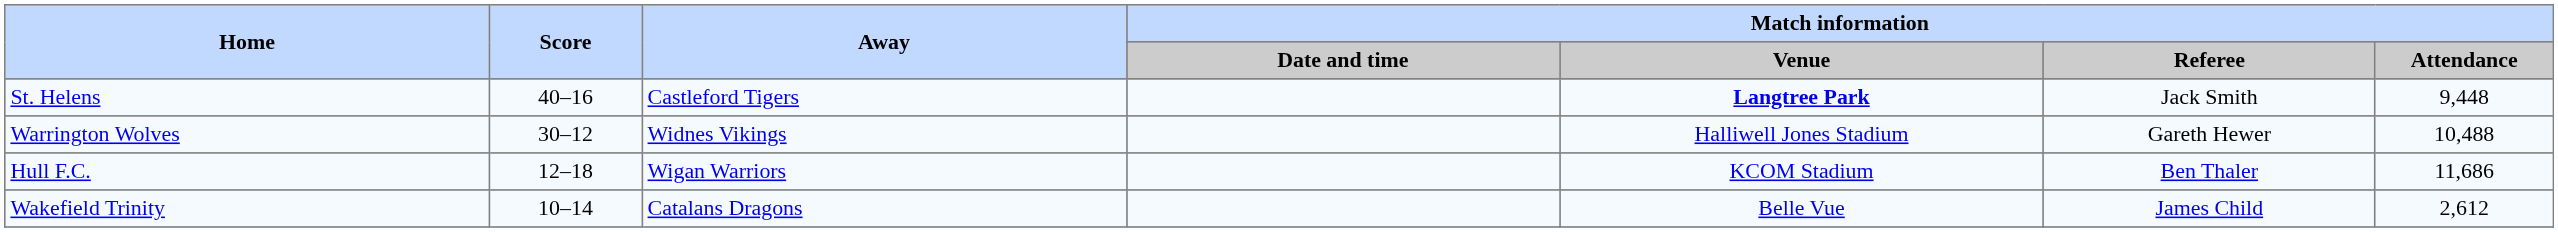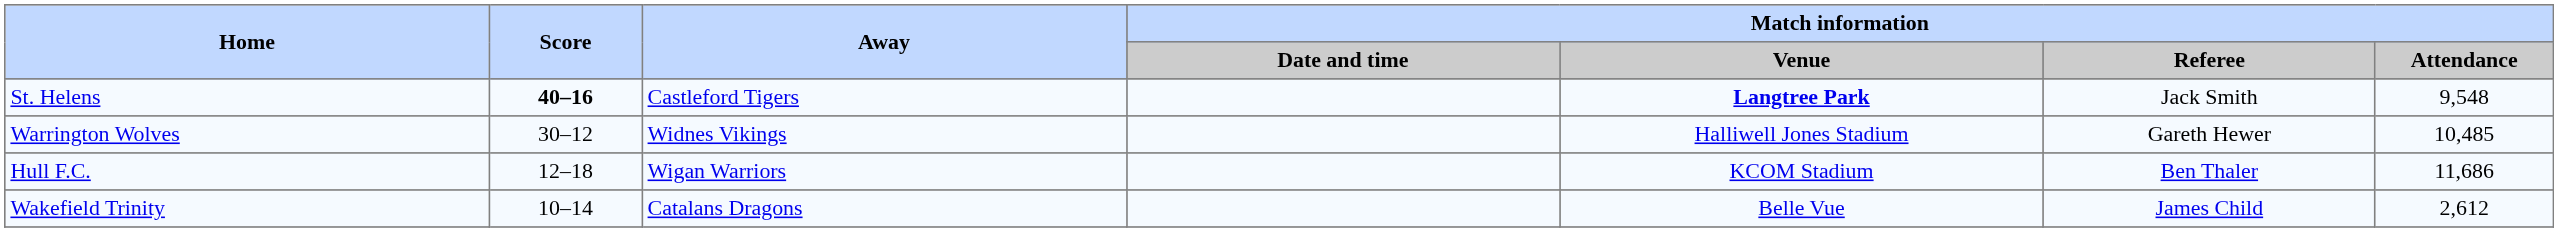(565, 97) normal -> (565, 97) bold
(2464, 97) 9,448 -> (2464, 97) 9,548
(2464, 134) 10,488 -> (2464, 134) 10,485
